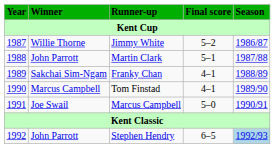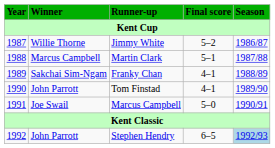(54, 58) John Parrott -> (65, 58) Marcus Campbell
(65, 89) Marcus Campbell -> (54, 89) John Parrott
